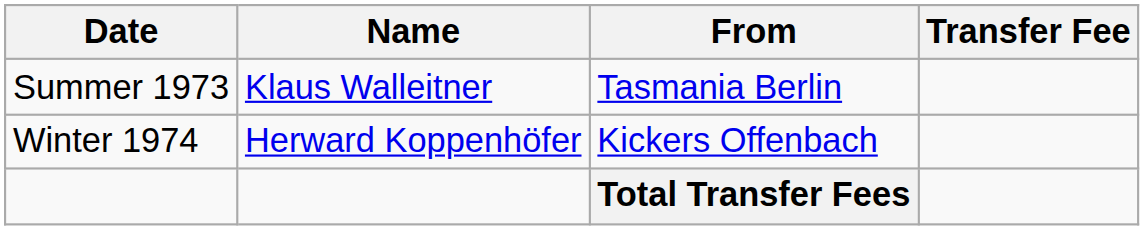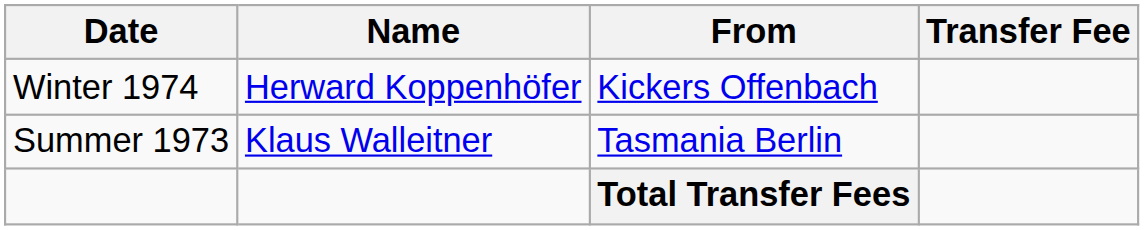rows swapped: (121, 86) <-> (106, 140)
